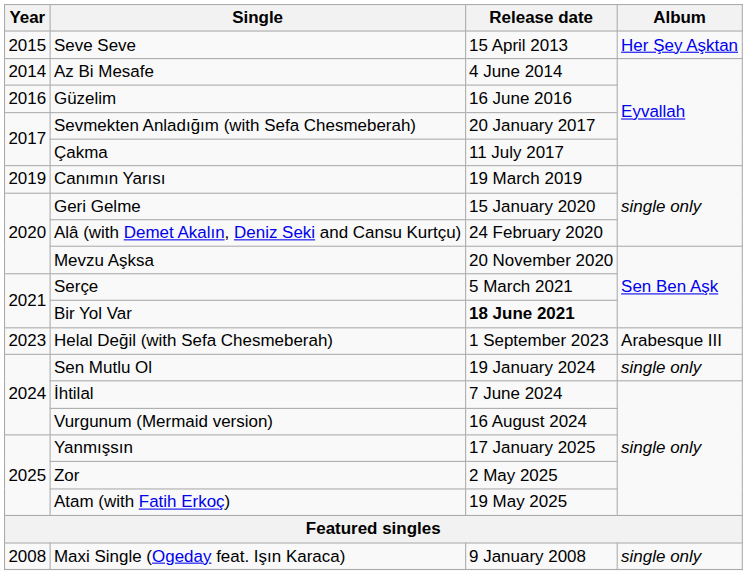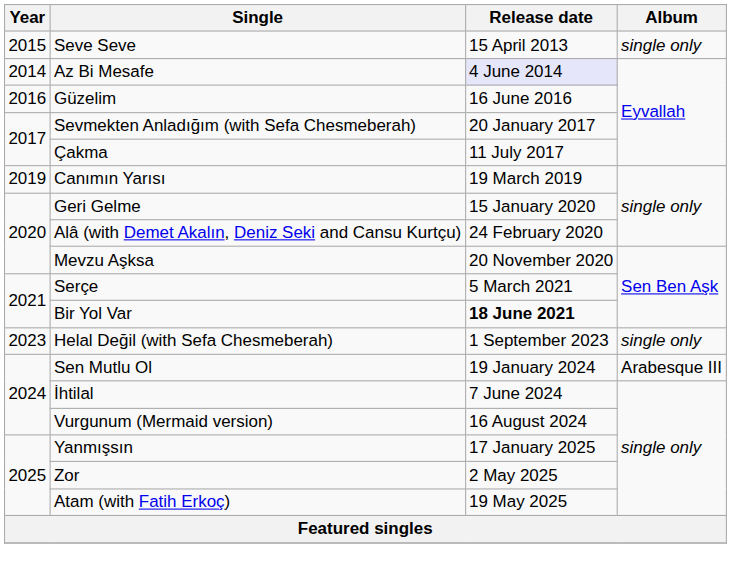(680, 44) Her Şey Aşktan -> (661, 44) single only
(516, 71) no background -> (516, 71) lavender background
(672, 340) Arabesque III -> (661, 340) single only
(661, 367) single only -> (672, 367) Arabesque III
- row: (200, 555)
